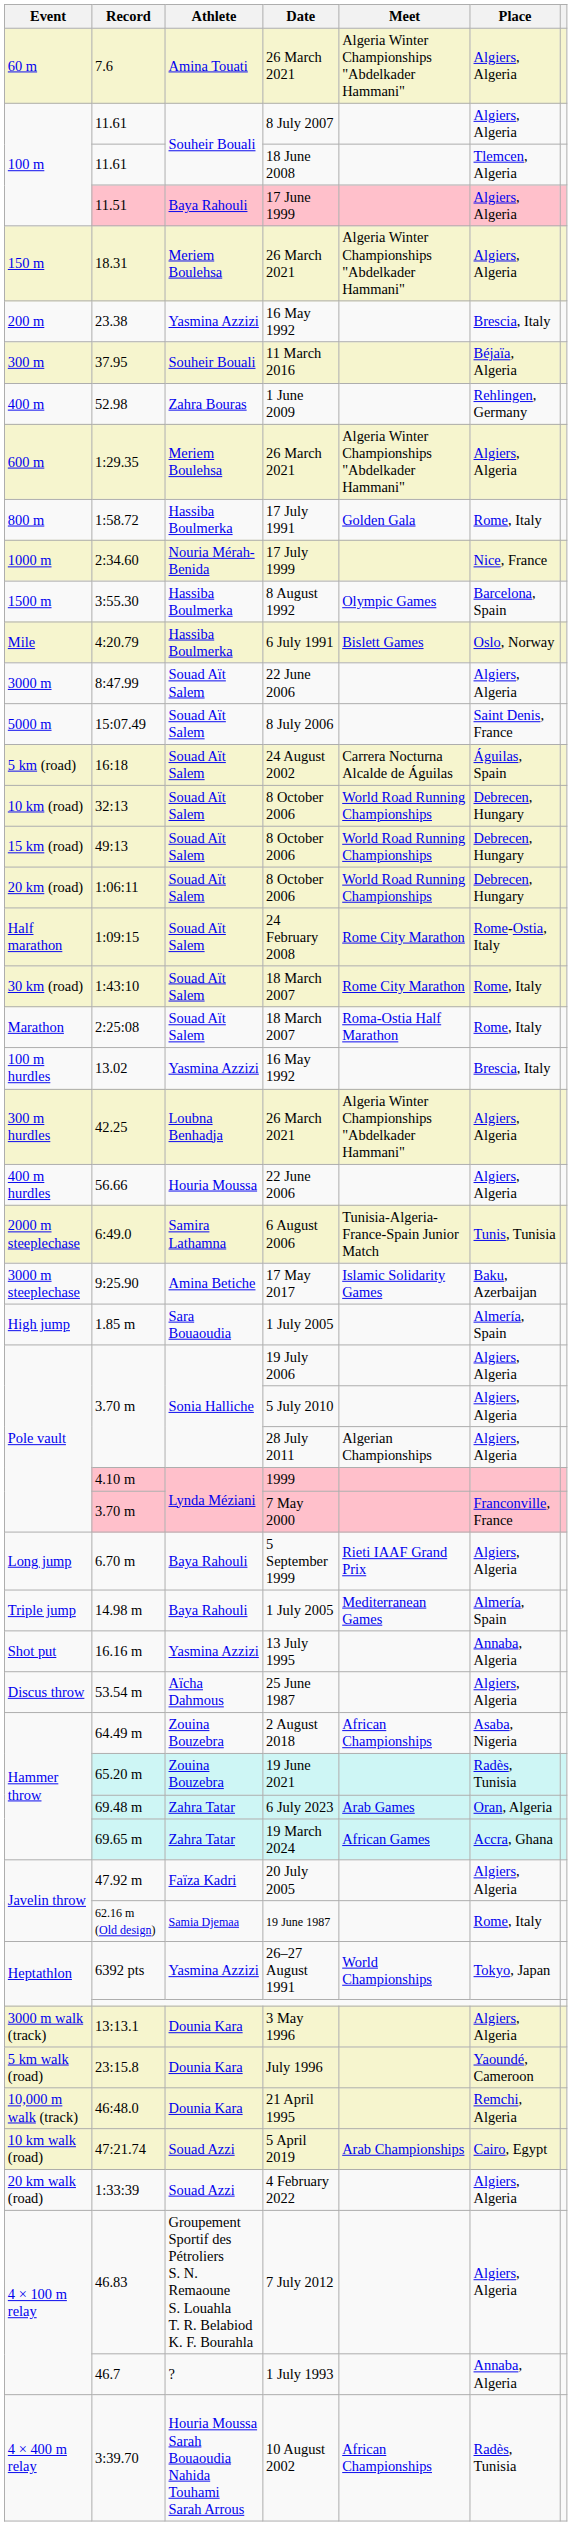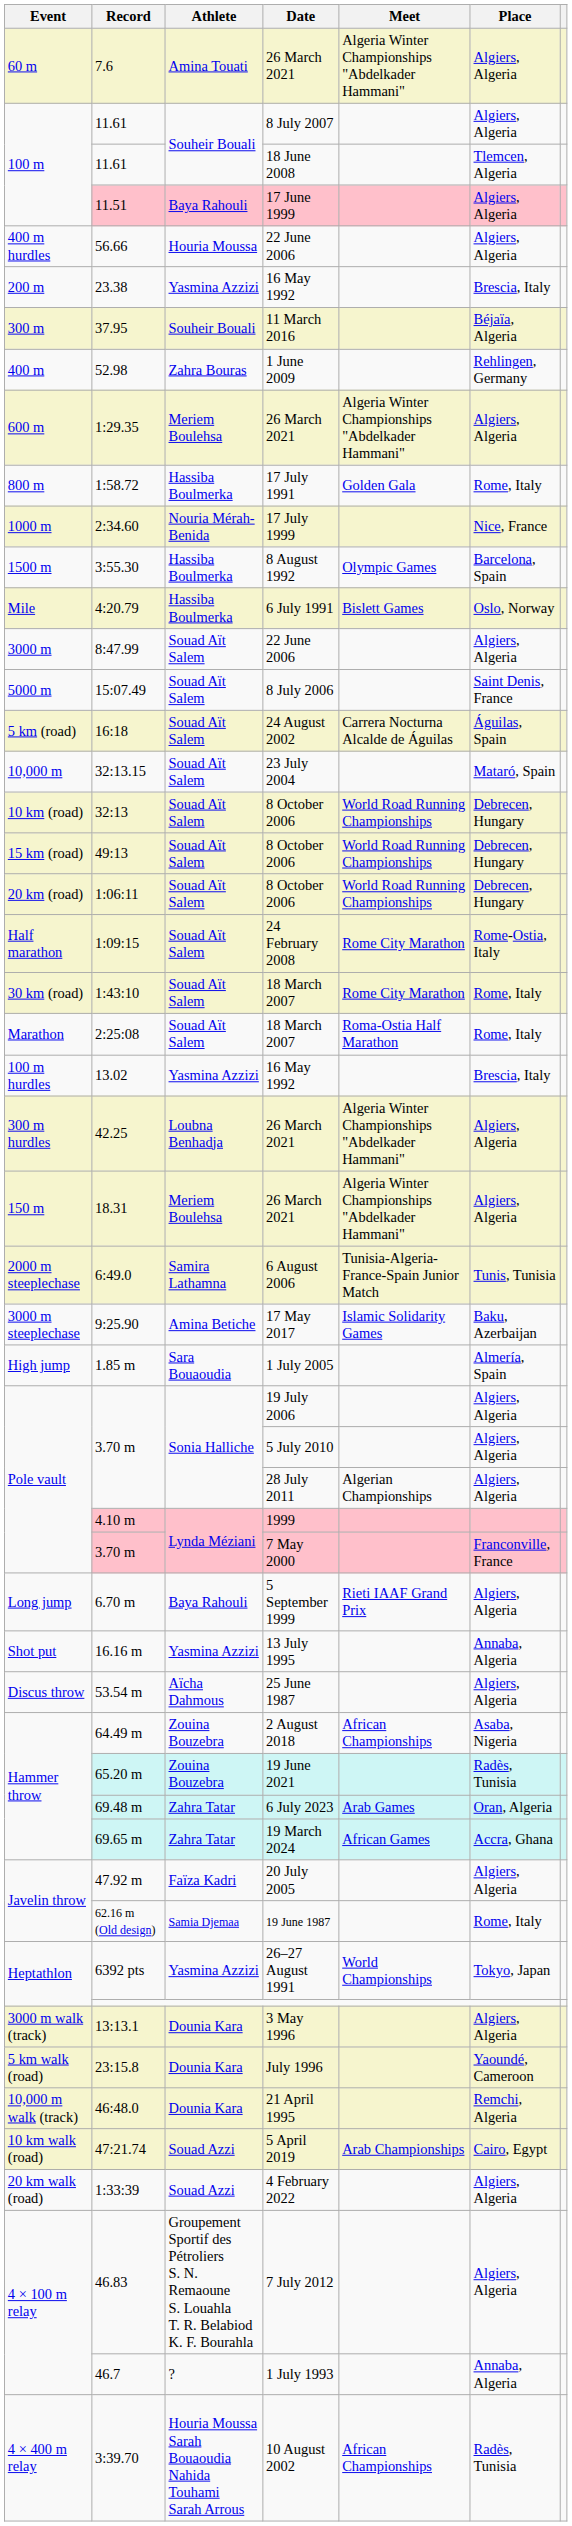rows swapped: (111, 263) <-> (111, 1184)
+ row: (120, 771)
- row: (119, 1610)
